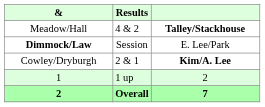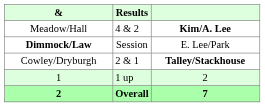(205, 28) Talley/Stackhouse -> (205, 28) Kim/A. Lee
(205, 61) Kim/A. Lee -> (205, 61) Talley/Stackhouse
